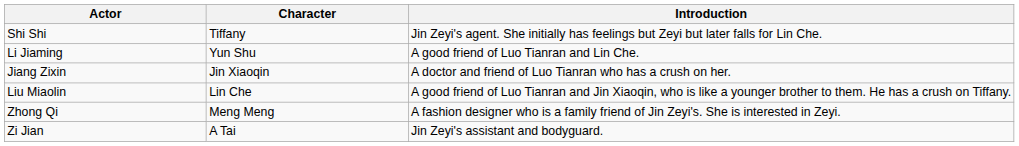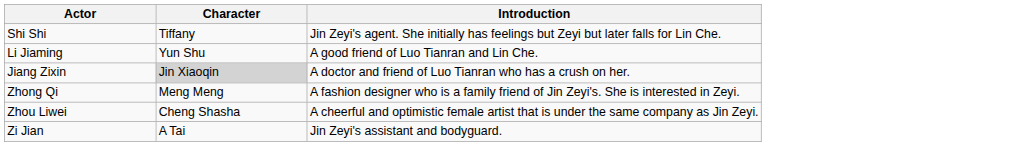(239, 72) no background -> (189, 72) lightgrey background
- row: (37, 92)
+ row: (37, 111)
